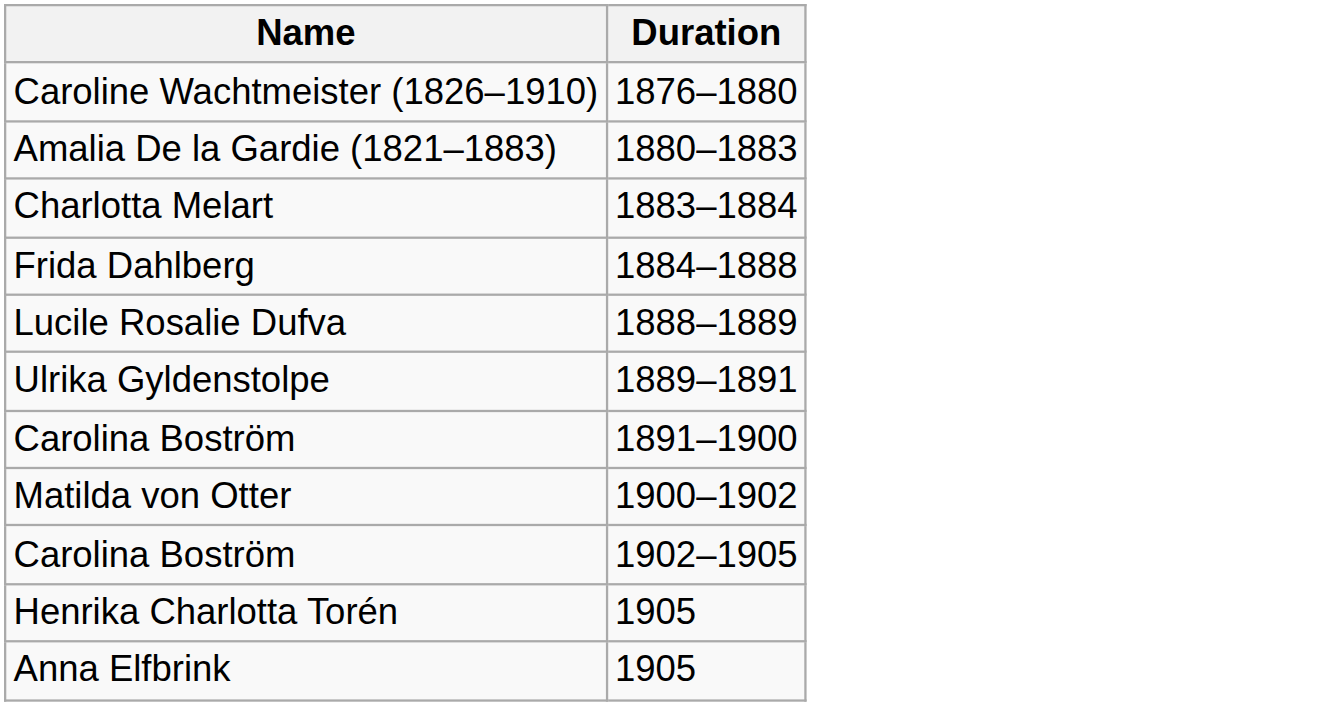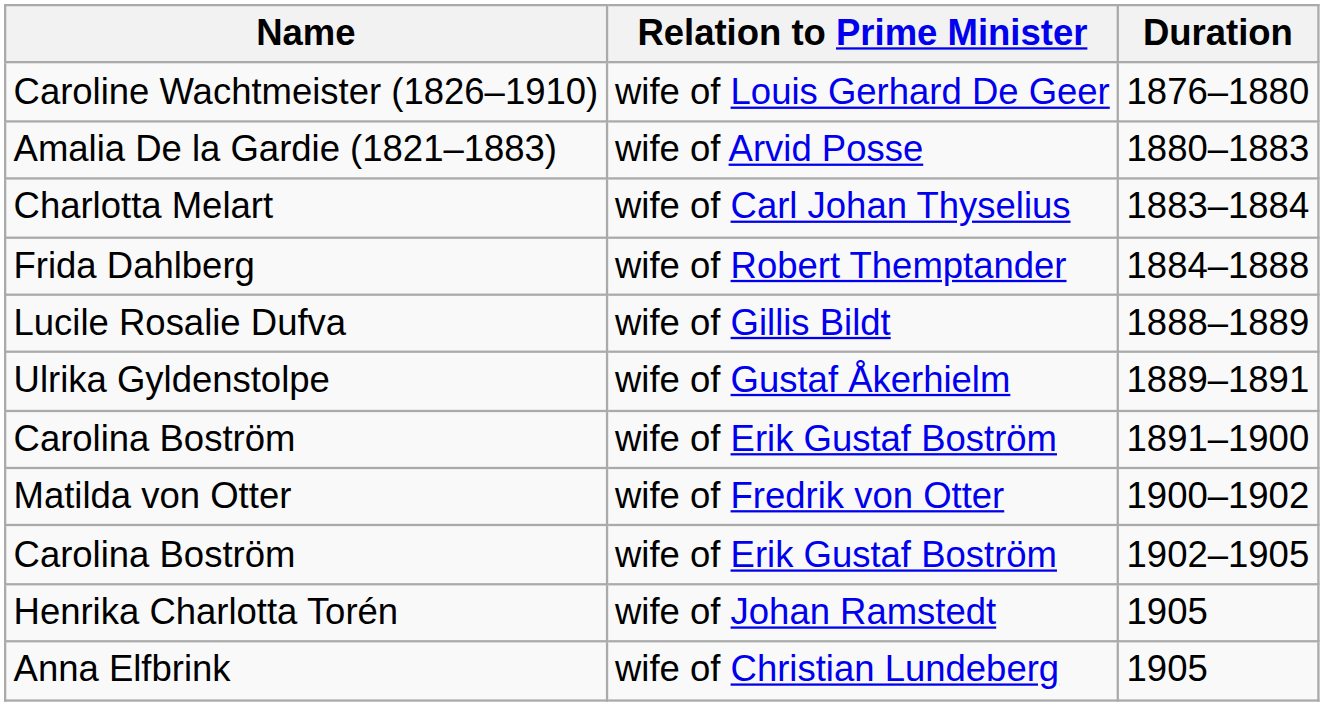+ column: (862, 33)
